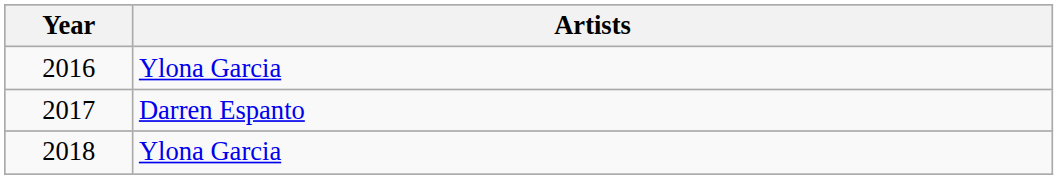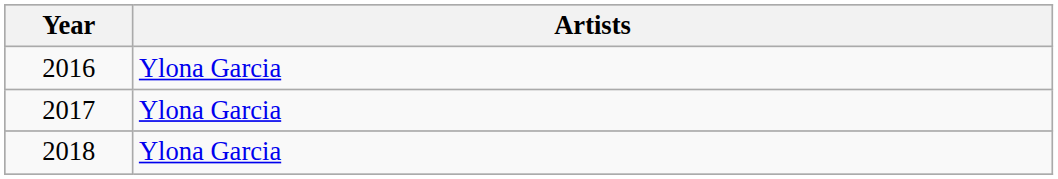(222, 109) Darren Espanto -> (210, 109) Ylona Garcia
